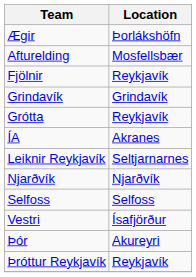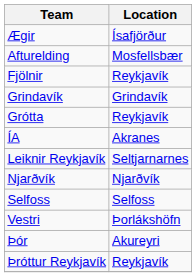(146, 35) Þorlákshöfn -> (139, 35) Ísafjörður
(139, 220) Ísafjörður -> (146, 220) Þorlákshöfn
